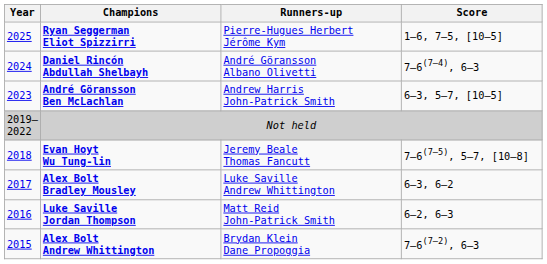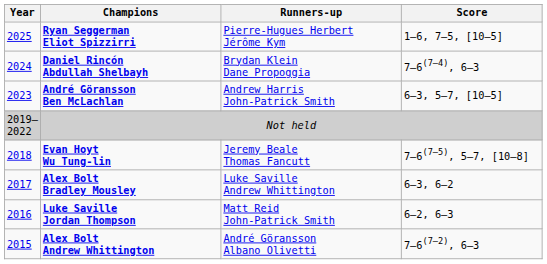(270, 66) André Göransson Albano Olivetti -> (267, 66) Brydan Klein Dane Propoggia
(267, 244) Brydan Klein Dane Propoggia -> (270, 244) André Göransson Albano Olivetti
